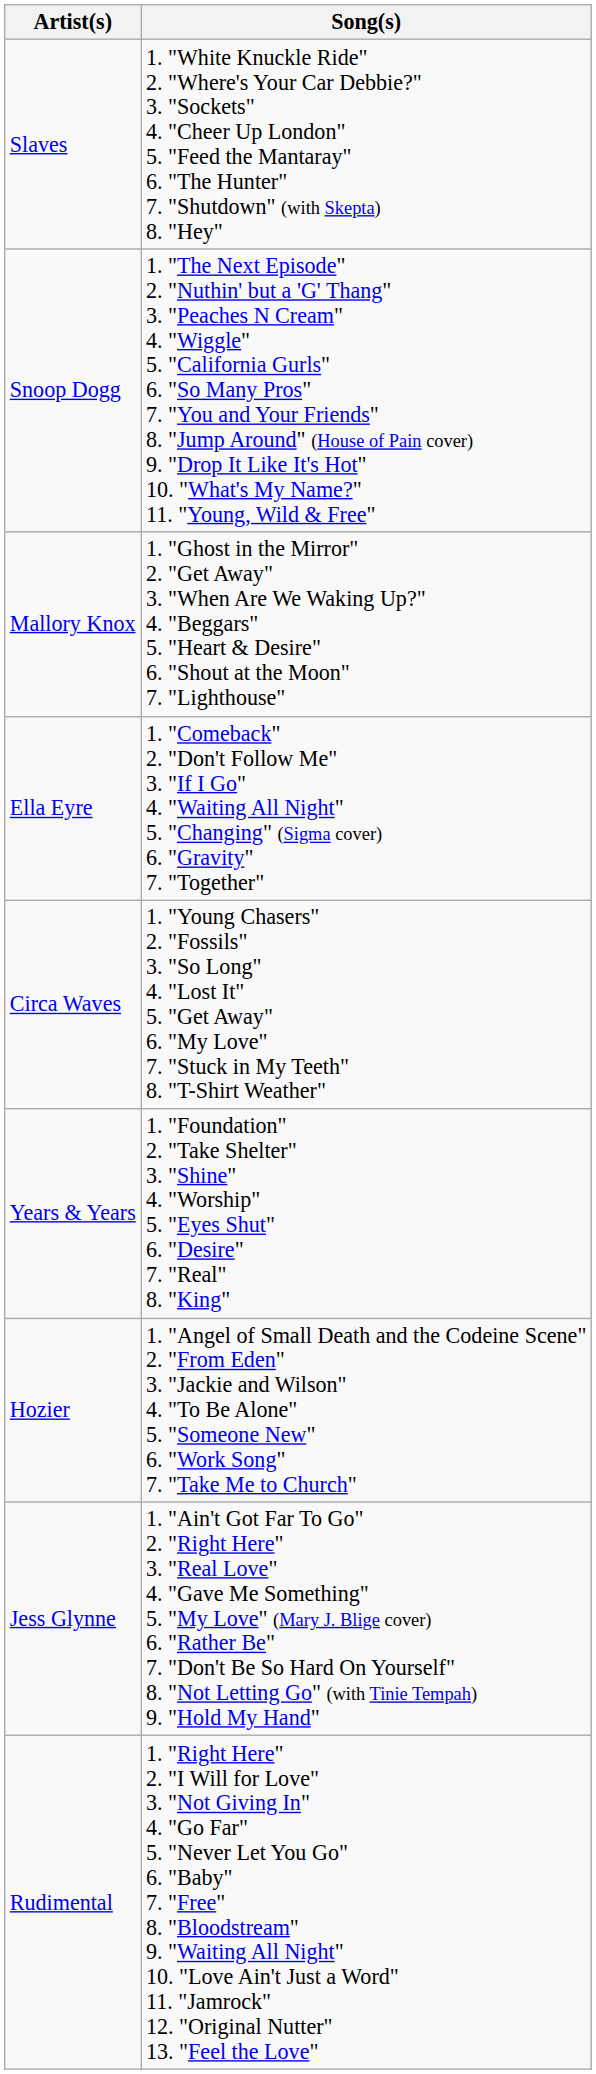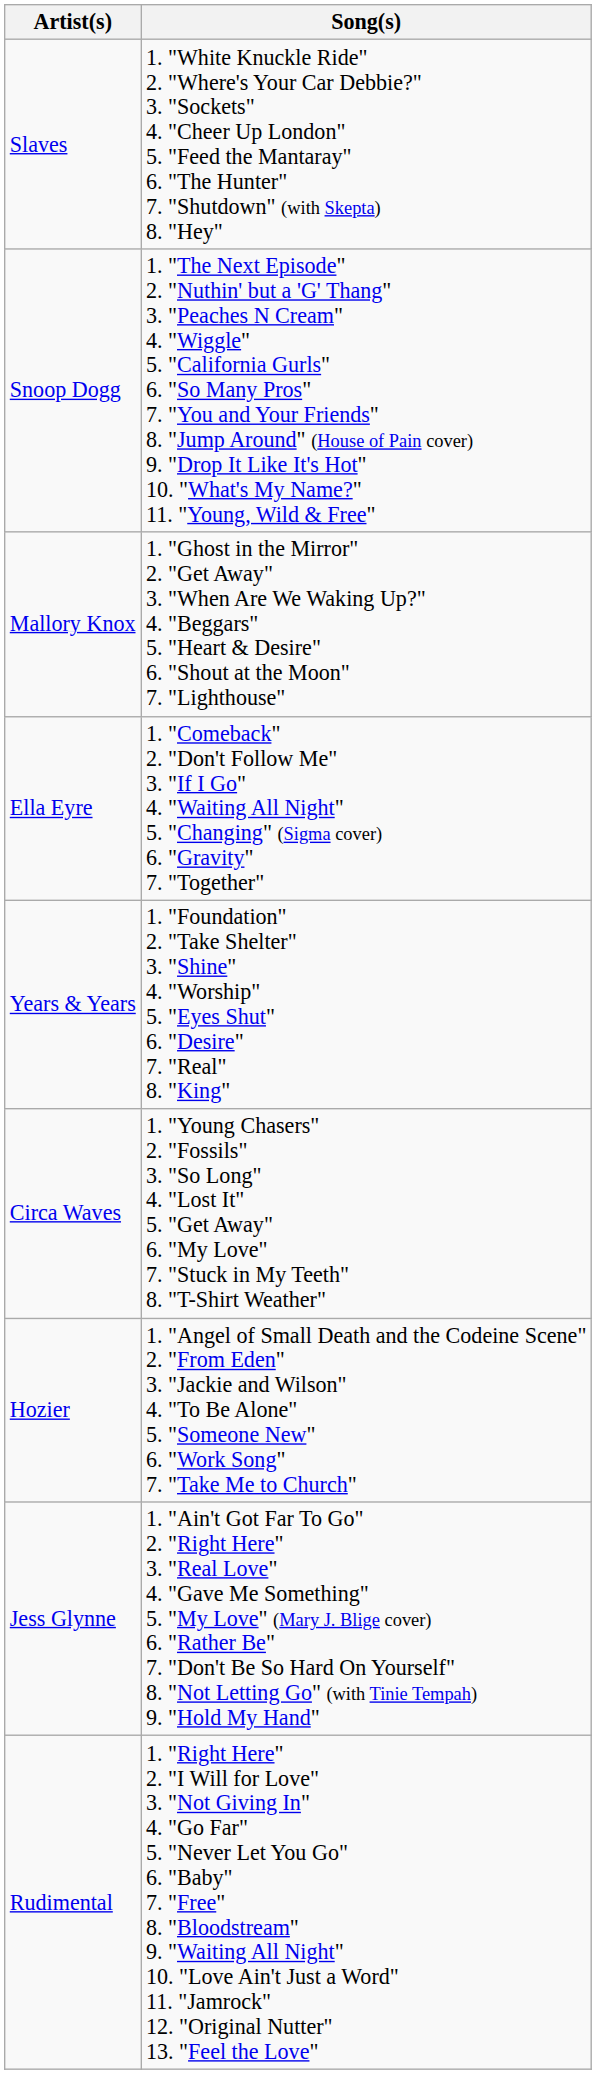rows swapped: (65, 1004) <-> (73, 1213)
